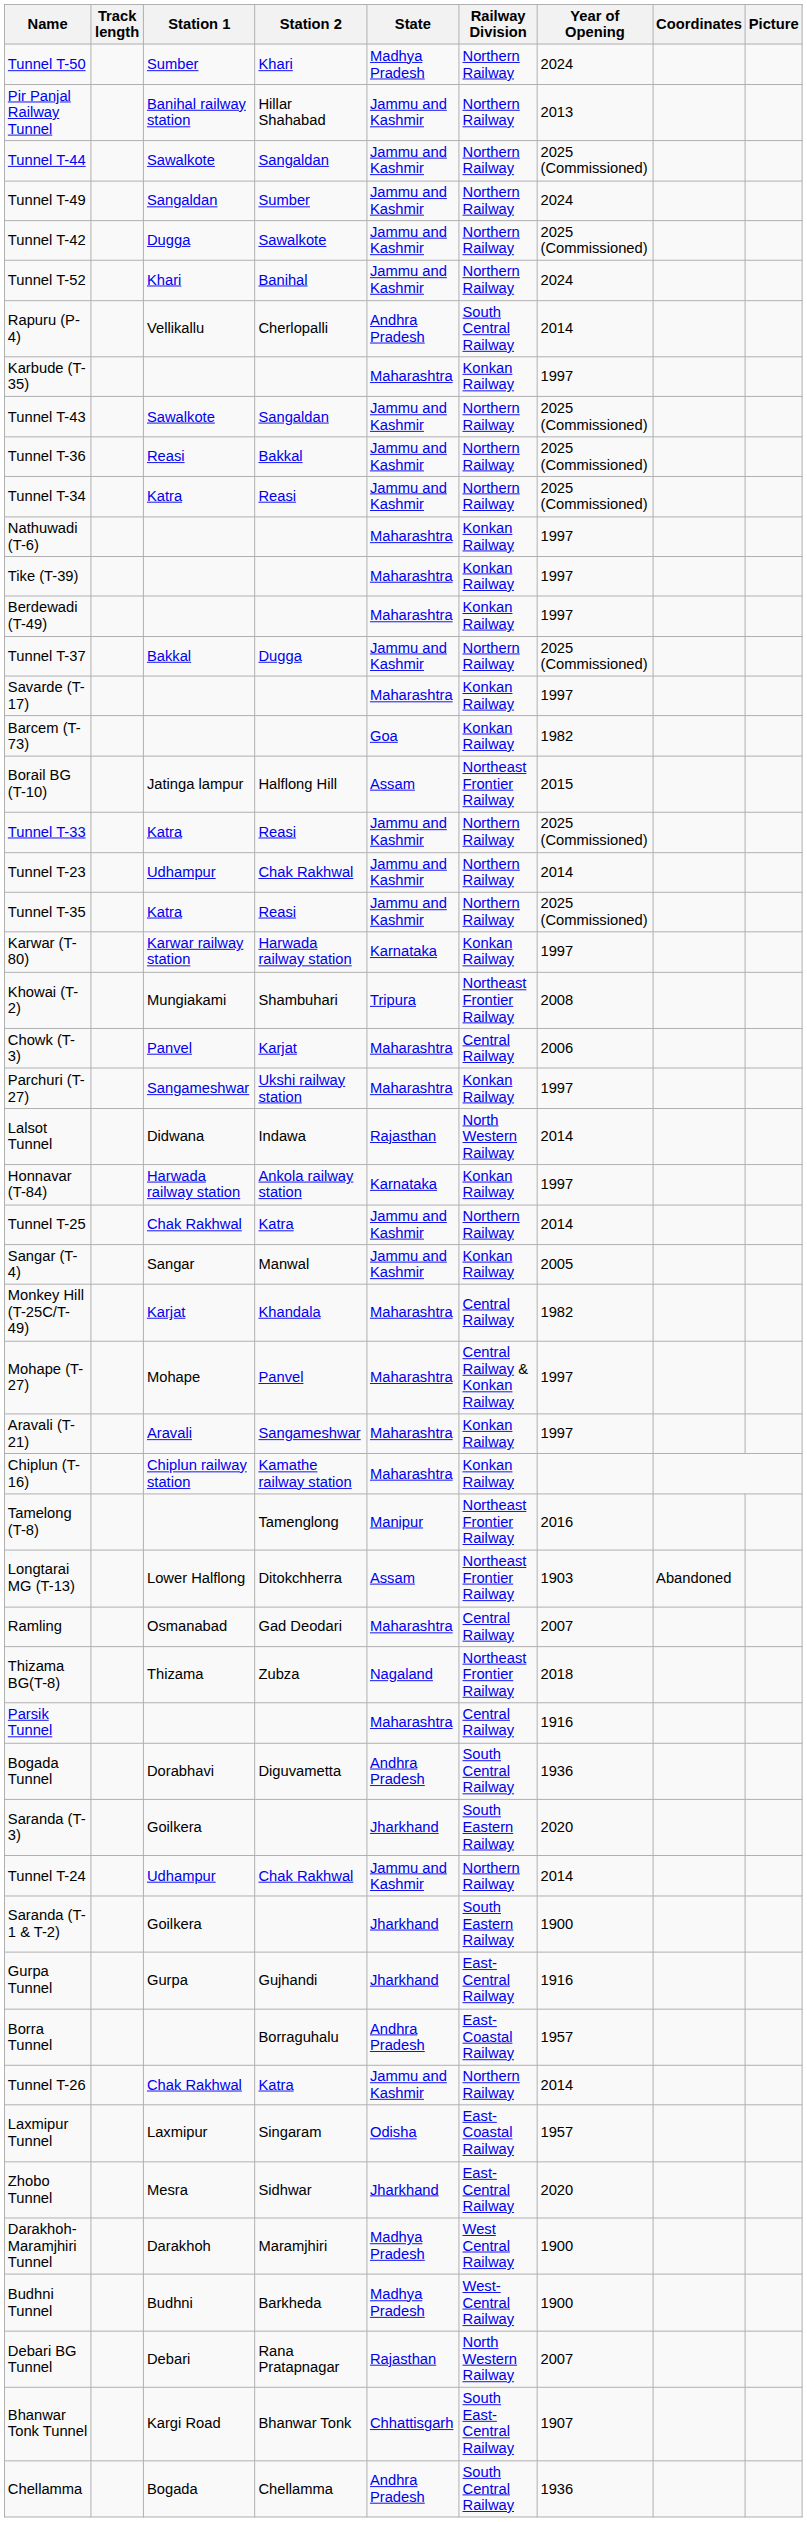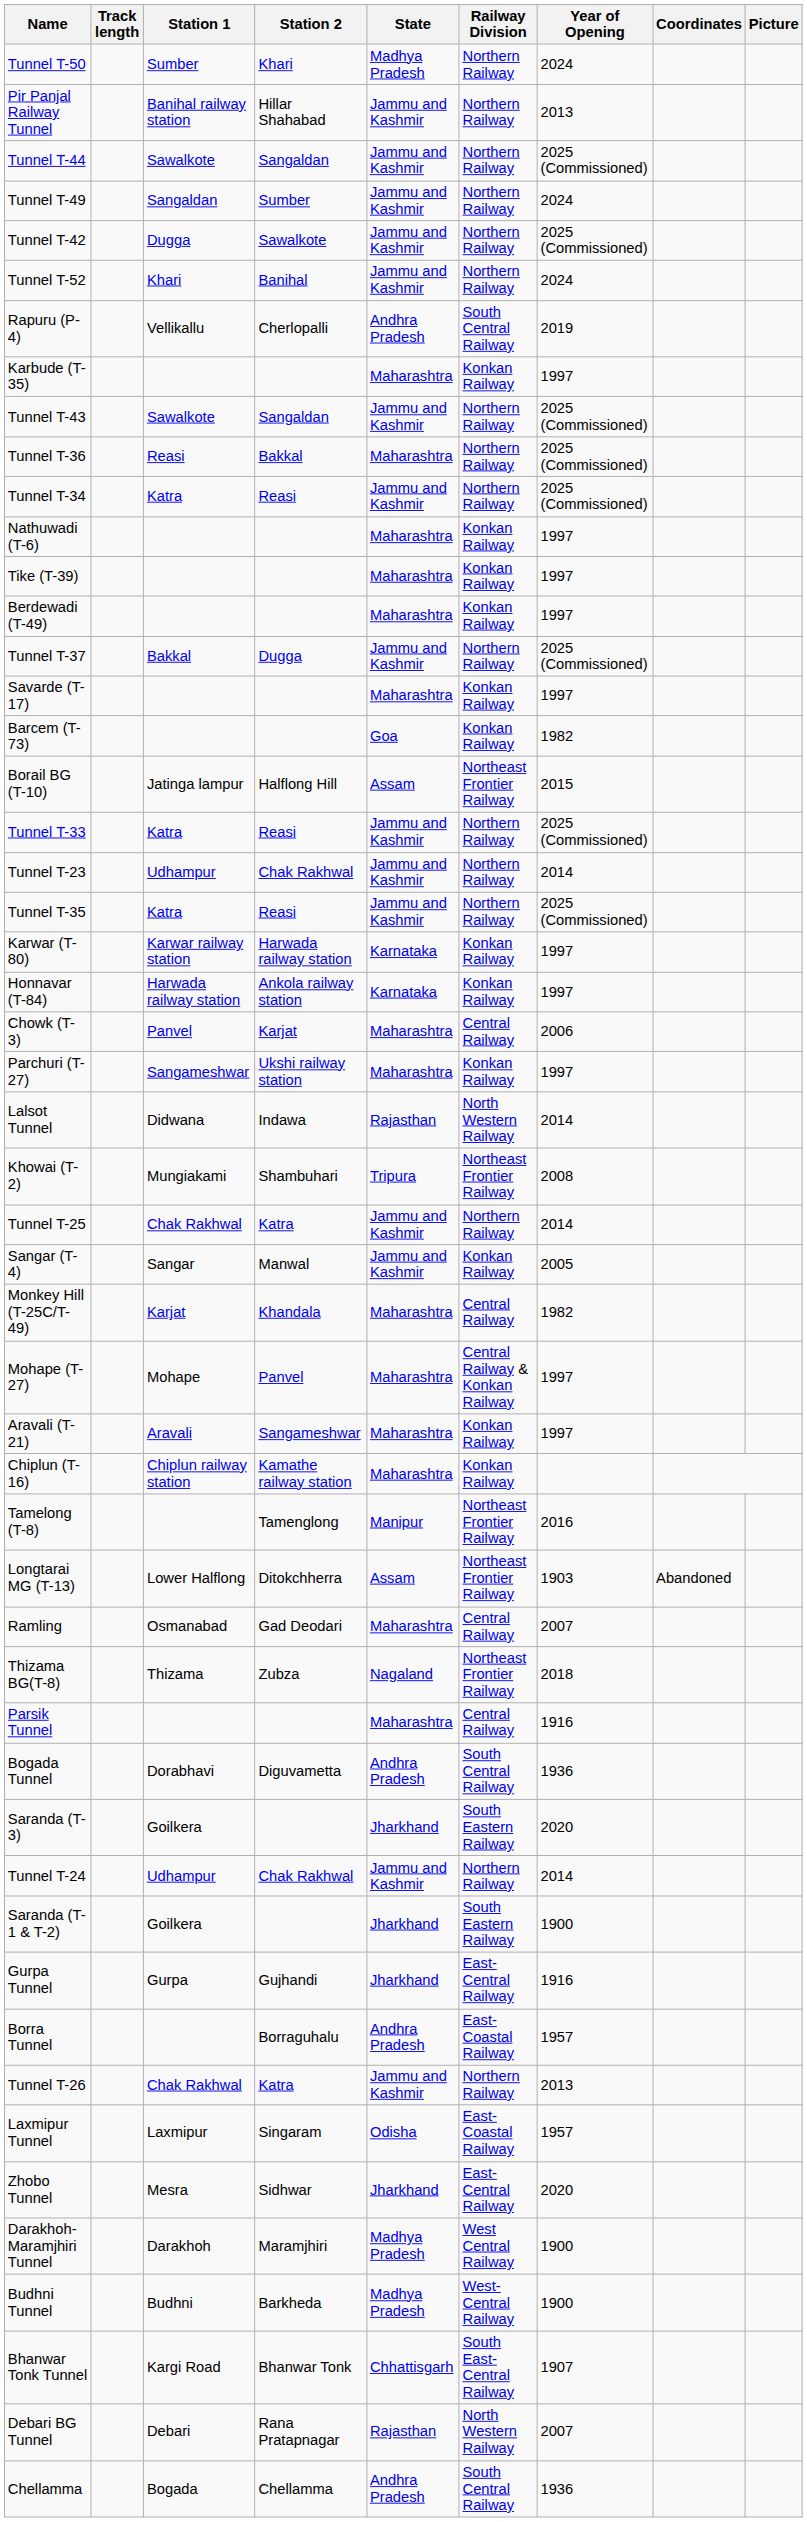(557, 328) 2014 -> (557, 328) 2019
(408, 456) Jammu and Kashmir -> (411, 456) Maharashtra
rows swapped: (40, 1184) <-> (43, 1000)
(557, 2085) 2014 -> (557, 2085) 2013
rows swapped: (48, 2423) <-> (42, 2359)
